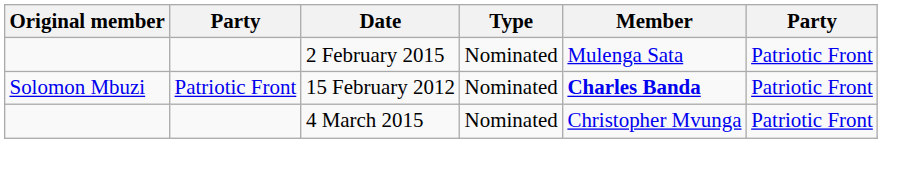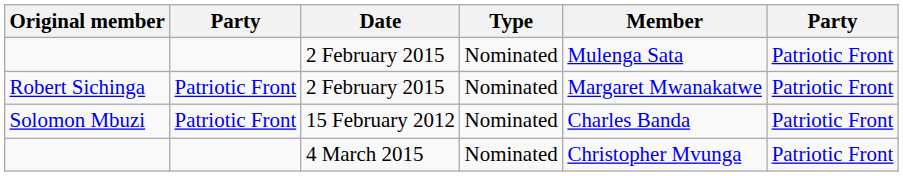+ row: (77, 87)
(634, 87) bold -> (629, 120) normal
